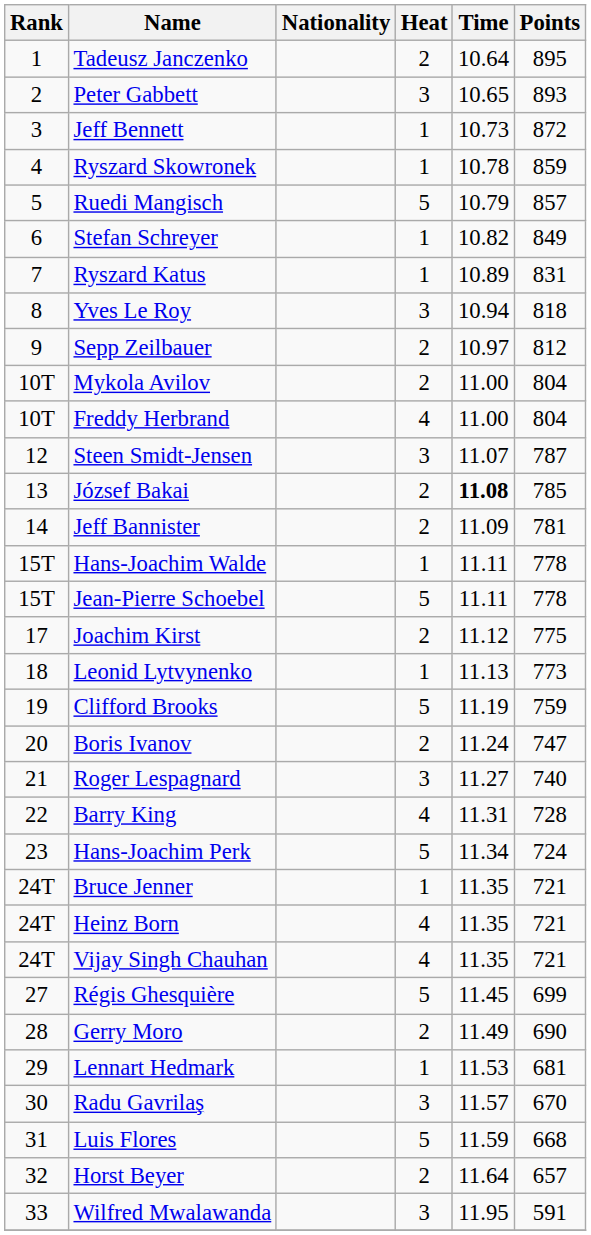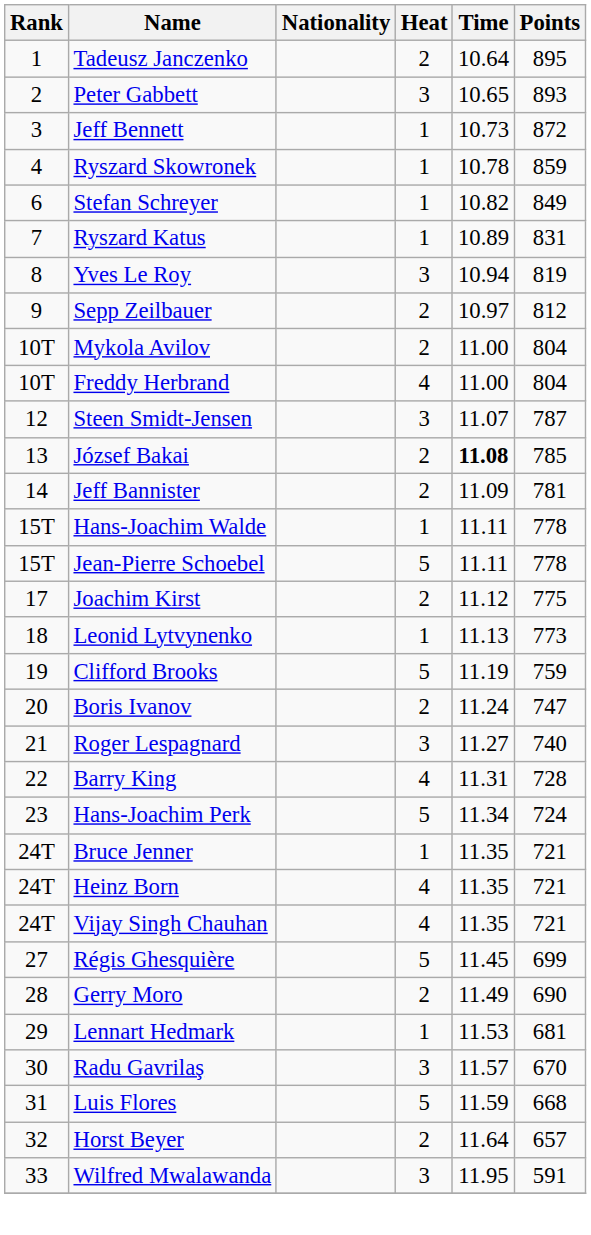- row: (148, 202)
(550, 310) 818 -> (550, 274) 819
